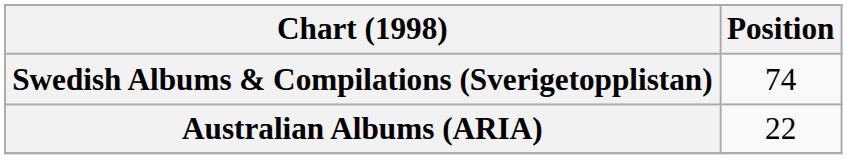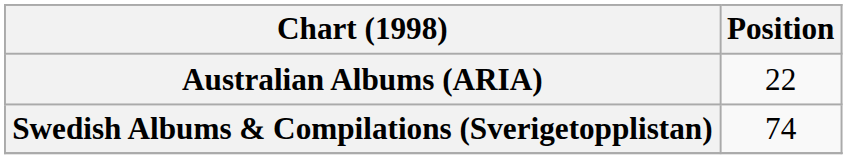rows swapped: (362, 128) <-> (362, 78)
